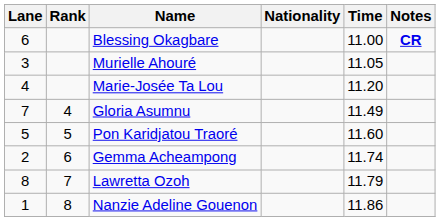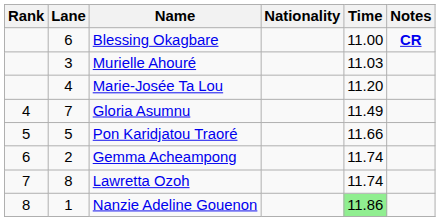columns swapped: (68, 16) <-> (25, 16)
(365, 63) 11.05 -> (365, 63) 11.03
(365, 134) 11.60 -> (365, 134) 11.66
(365, 181) 11.79 -> (365, 181) 11.74
(365, 205) no background -> (365, 205) lightgreen background
